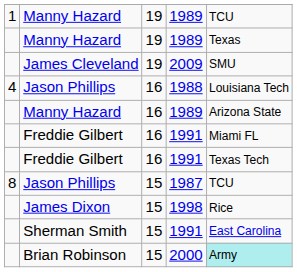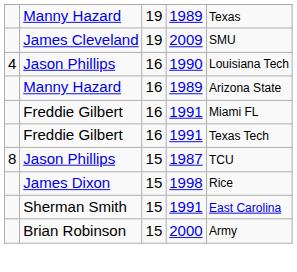- row: (12, 16)
(186, 87) 1988 -> (186, 64) 1990
(223, 255) paleturquoise background -> (223, 231) no background
